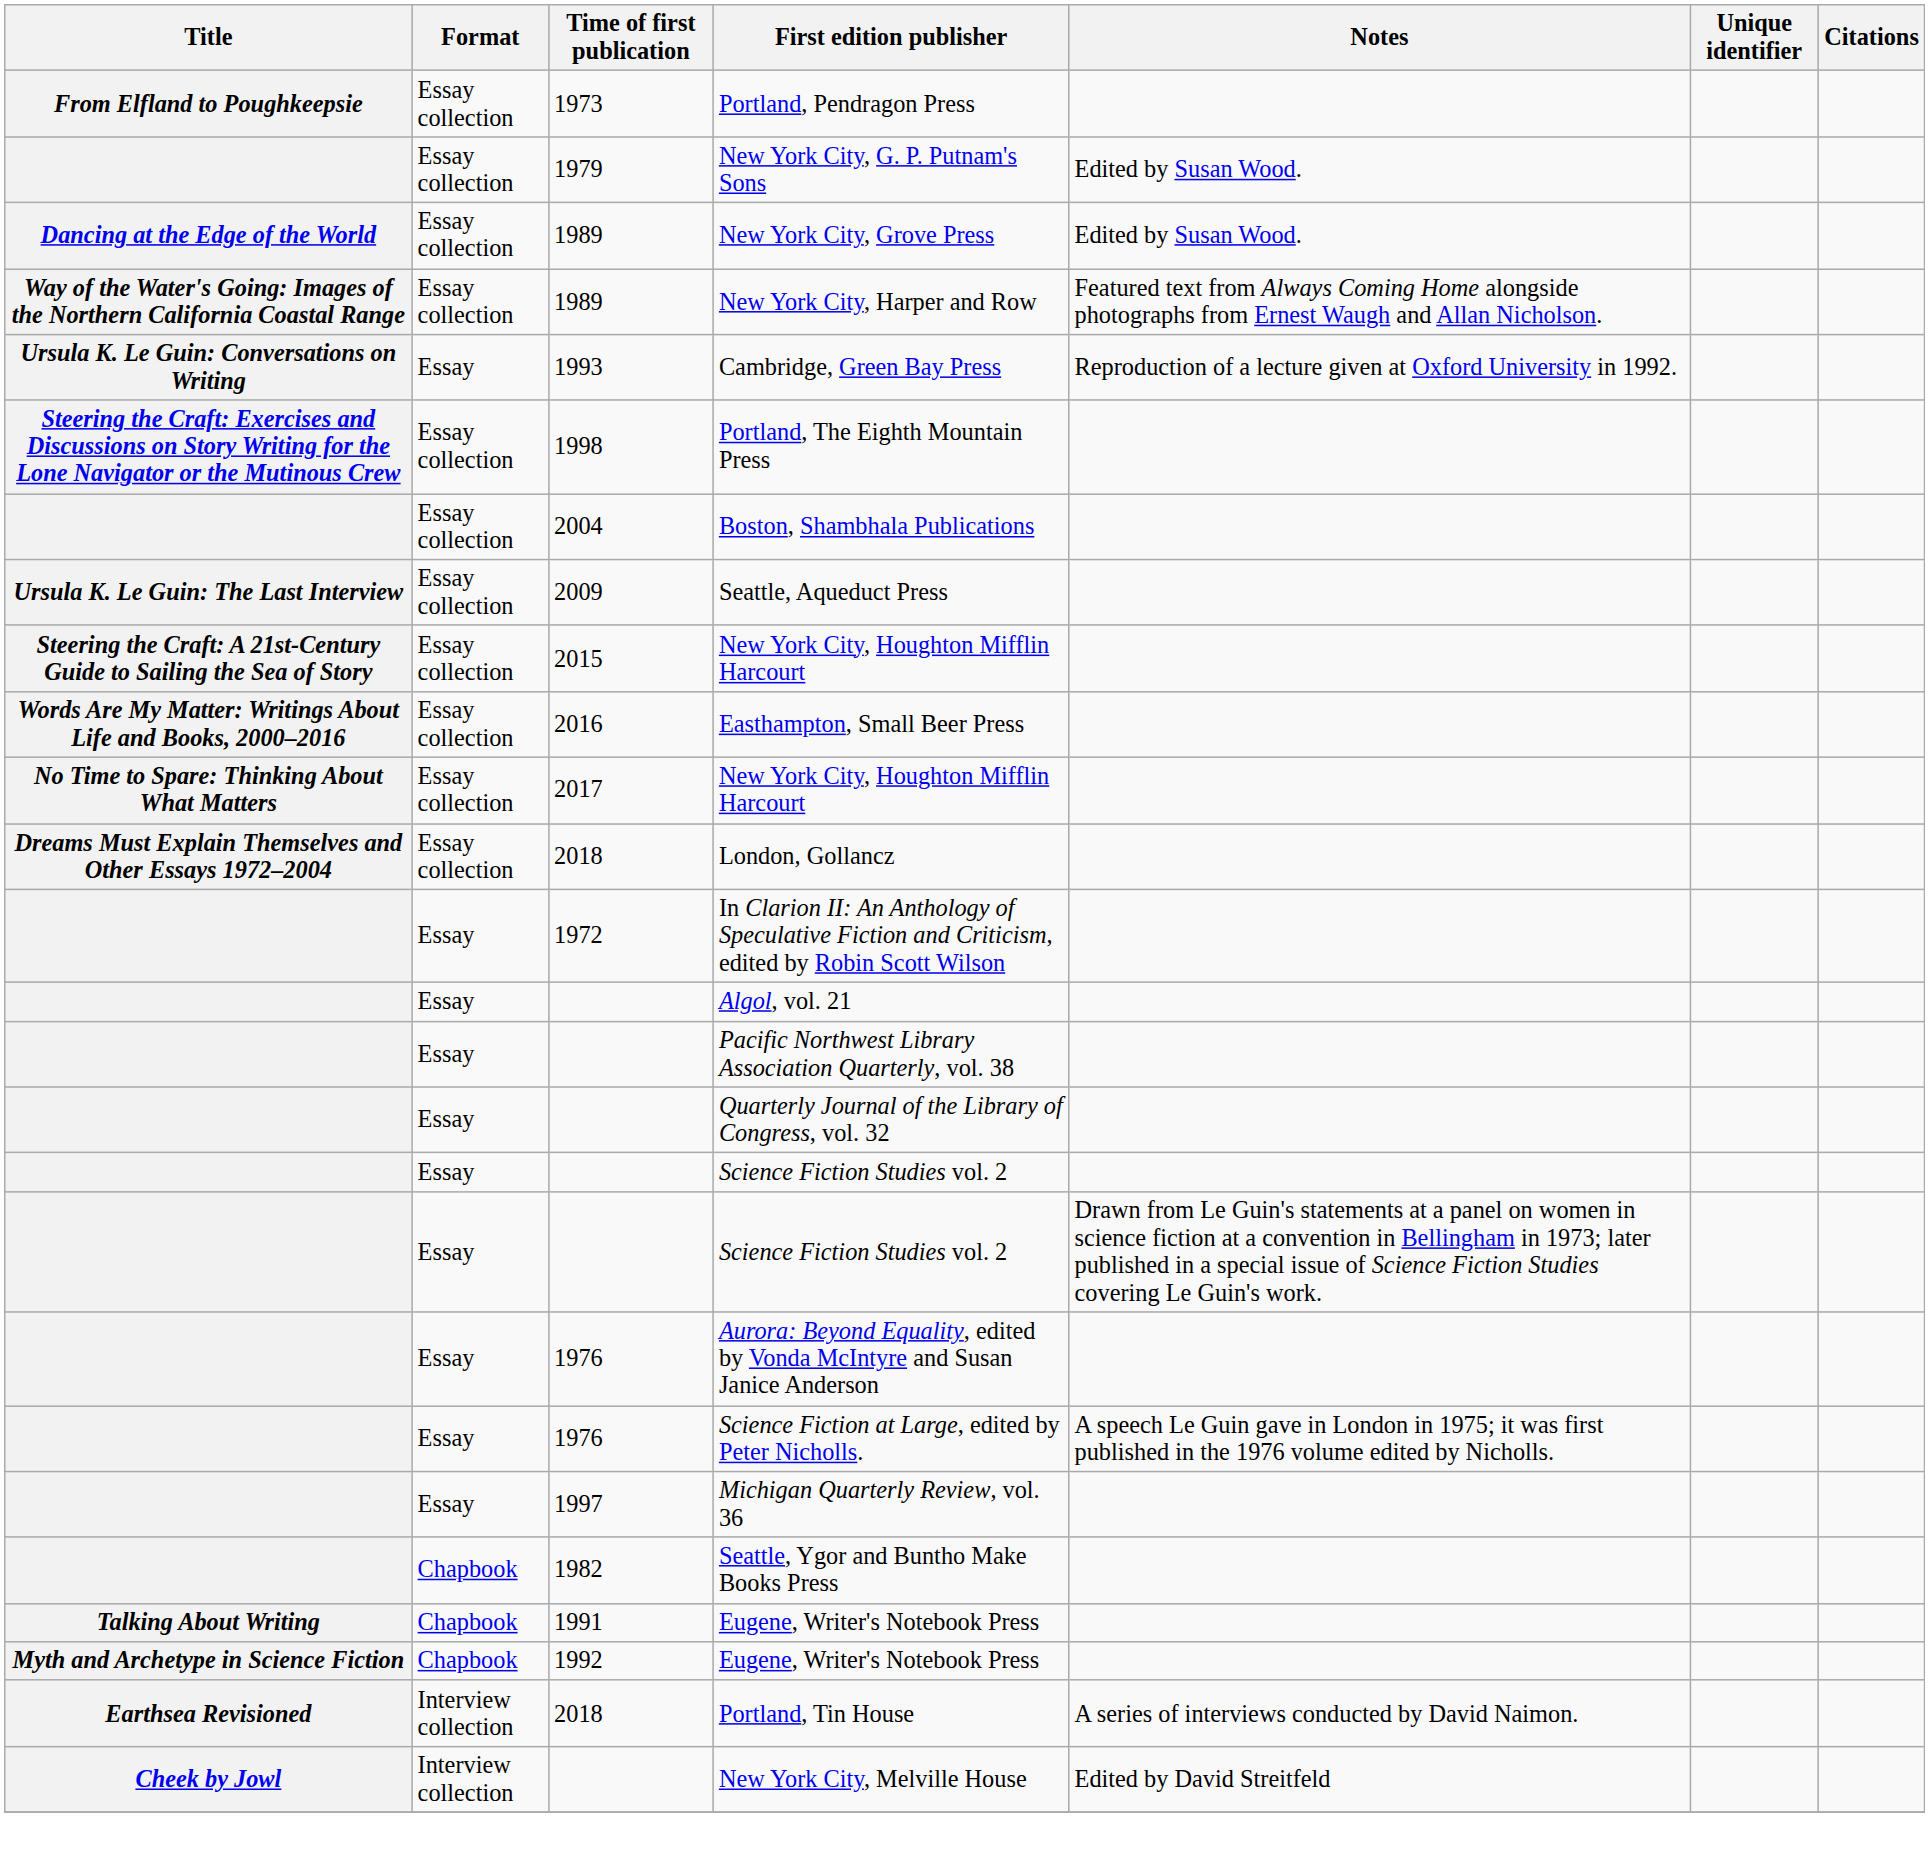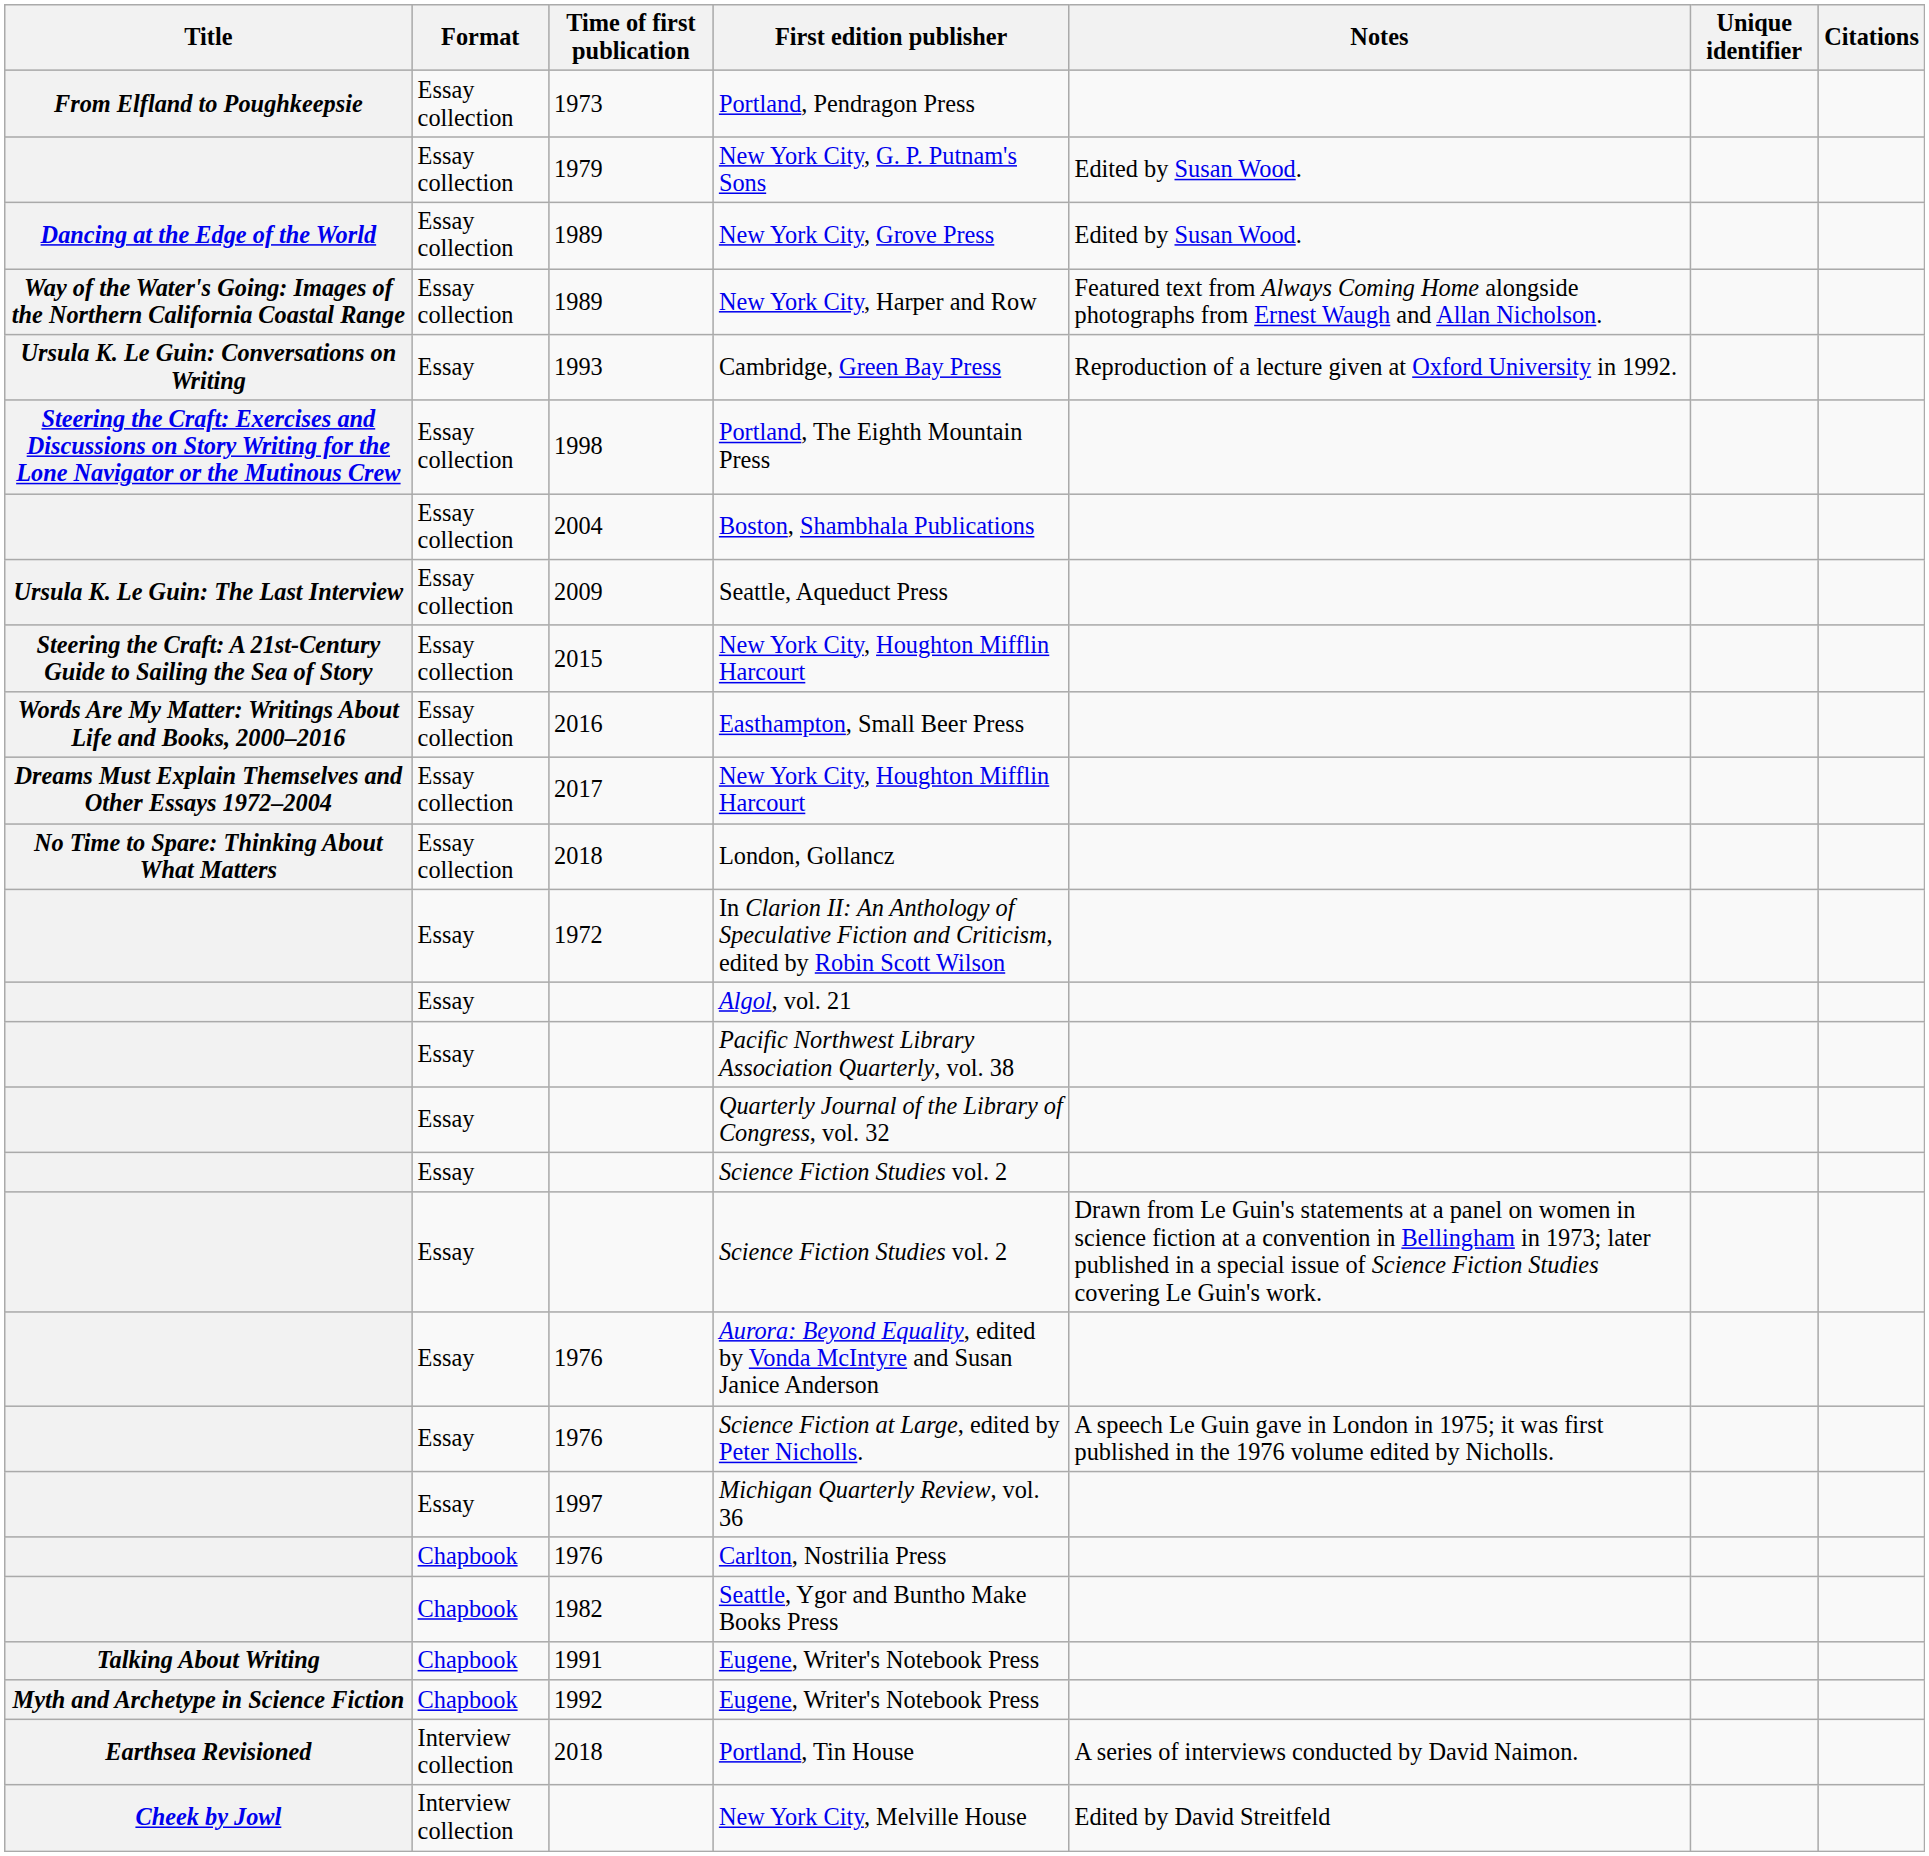(208, 790) No Time to Spare: Thinking About What Matters -> (208, 790) Dreams Must Explain Themselves and Other Essays 1972–2004
(208, 855) Dreams Must Explain Themselves and Other Essays 1972–2004 -> (208, 855) No Time to Spare: Thinking About What Matters
+ row: (578, 1556)
